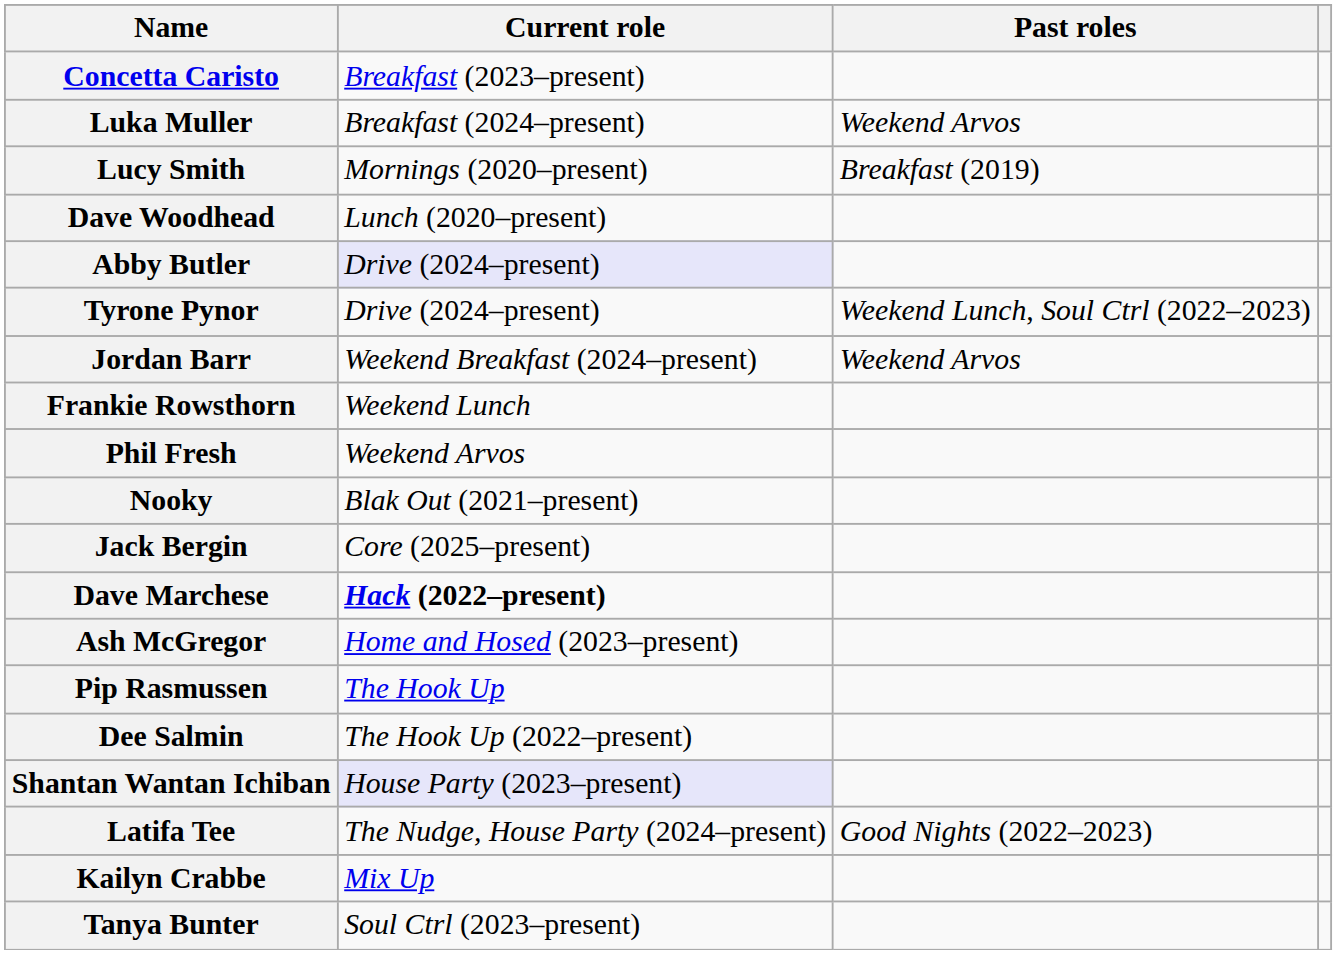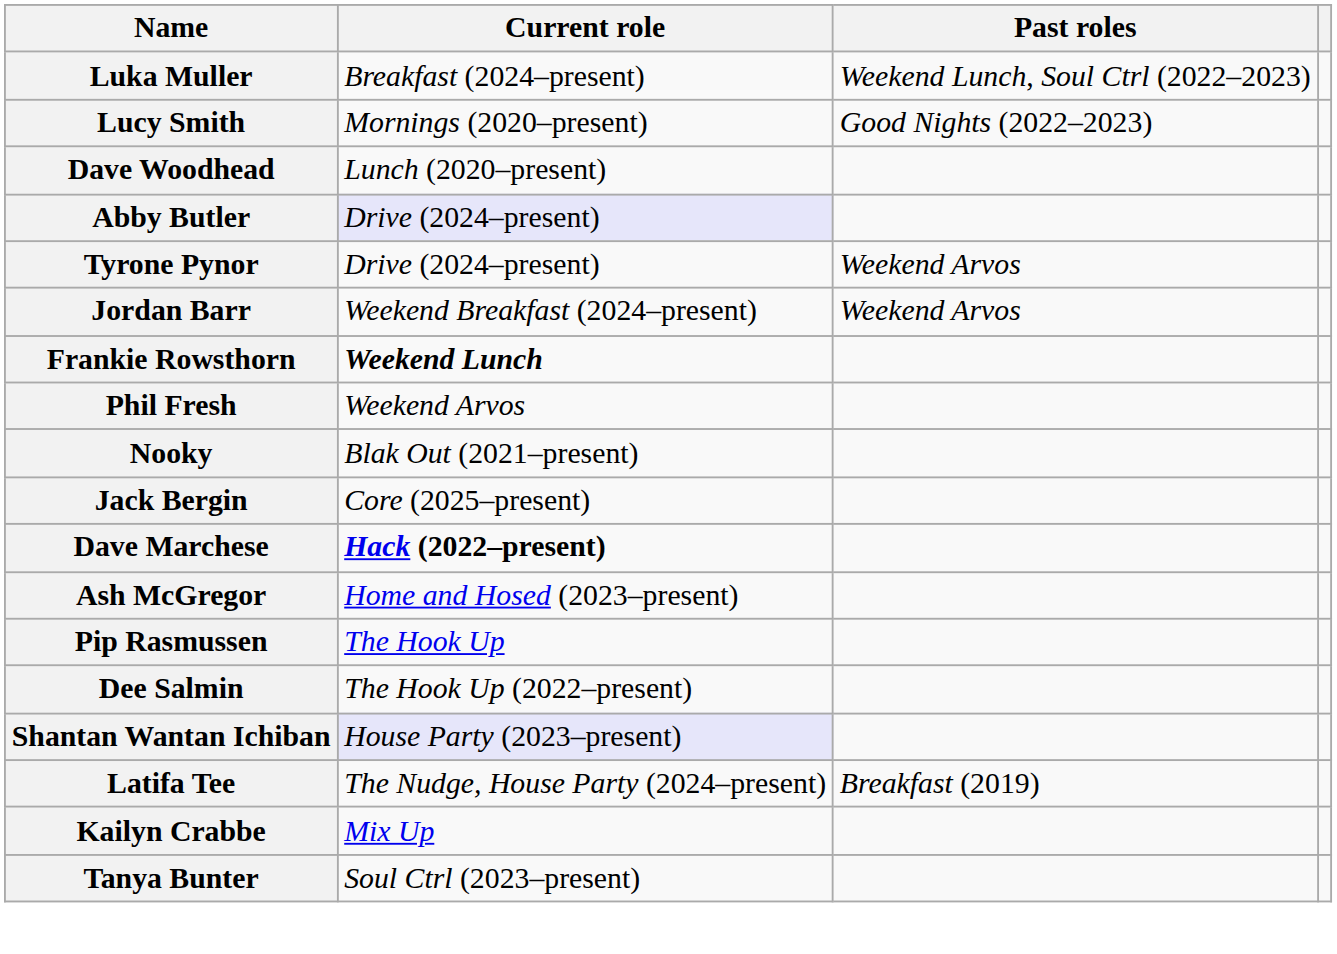- row: (171, 75)
(930, 122) Weekend Arvos -> (1075, 75) Weekend Lunch, Soul Ctrl (2022–2023)
(940, 169) Breakfast (2019) -> (996, 122) Good Nights (2022–2023)
(1075, 311) Weekend Lunch, Soul Ctrl (2022–2023) -> (930, 264) Weekend Arvos
(437, 405) normal -> (444, 358) bold
(996, 830) Good Nights (2022–2023) -> (940, 783) Breakfast (2019)
